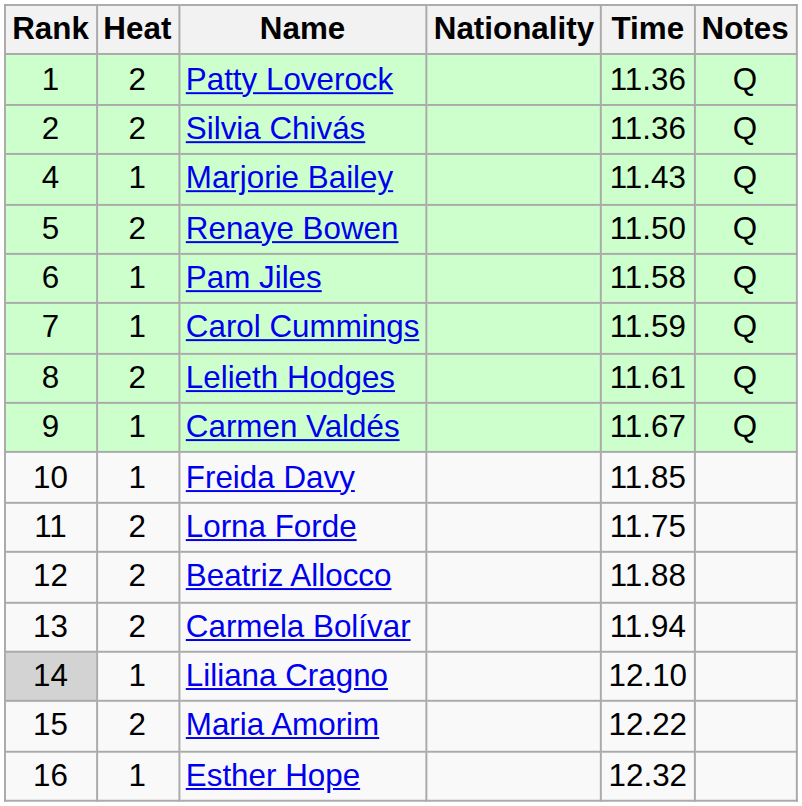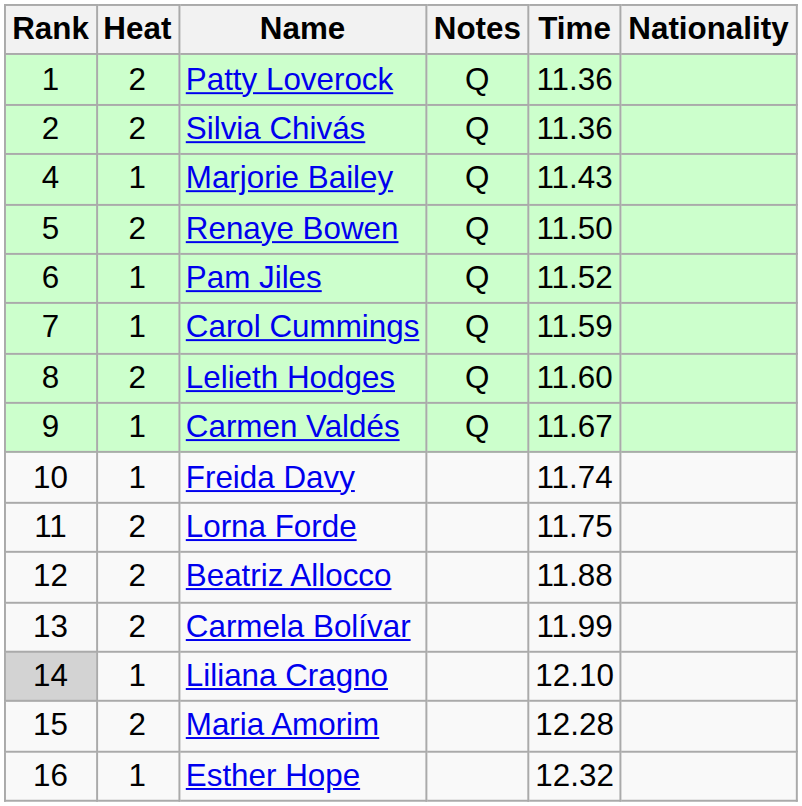columns swapped: (514, 29) <-> (745, 29)
(648, 278) 11.58 -> (575, 278) 11.52
(648, 377) 11.61 -> (575, 377) 11.60
(648, 476) 11.85 -> (575, 476) 11.74
(648, 626) 11.94 -> (575, 626) 11.99
(648, 725) 12.22 -> (575, 725) 12.28
